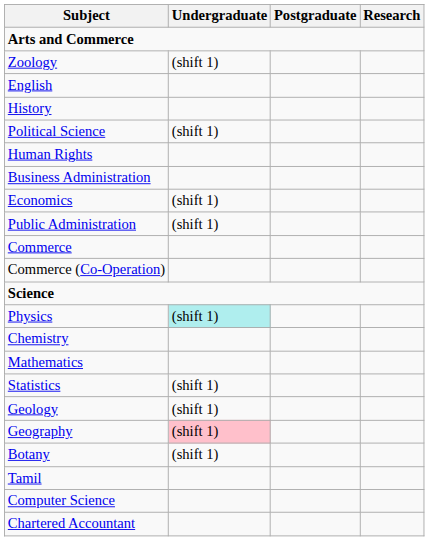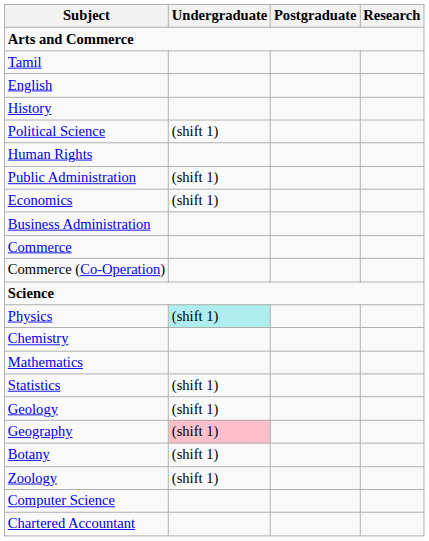rows swapped: (25, 477) <-> (32, 62)
rows swapped: (72, 223) <-> (79, 177)
